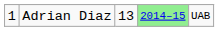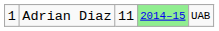(126, 16) 13 -> (126, 16) 11
